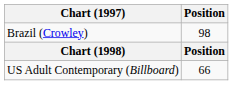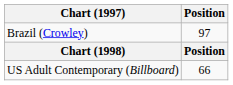(205, 32) 98 -> (205, 32) 97
